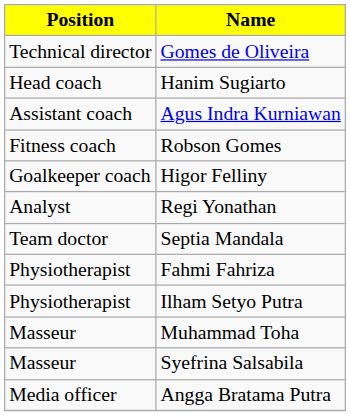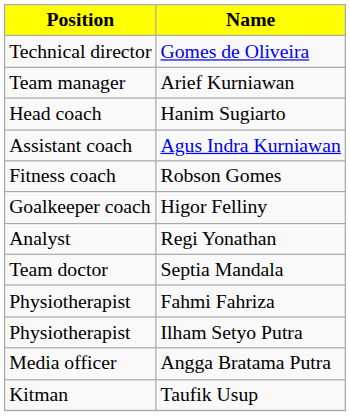+ row: (227, 82)
- row: (230, 332)
- row: (232, 363)
+ row: (209, 394)
